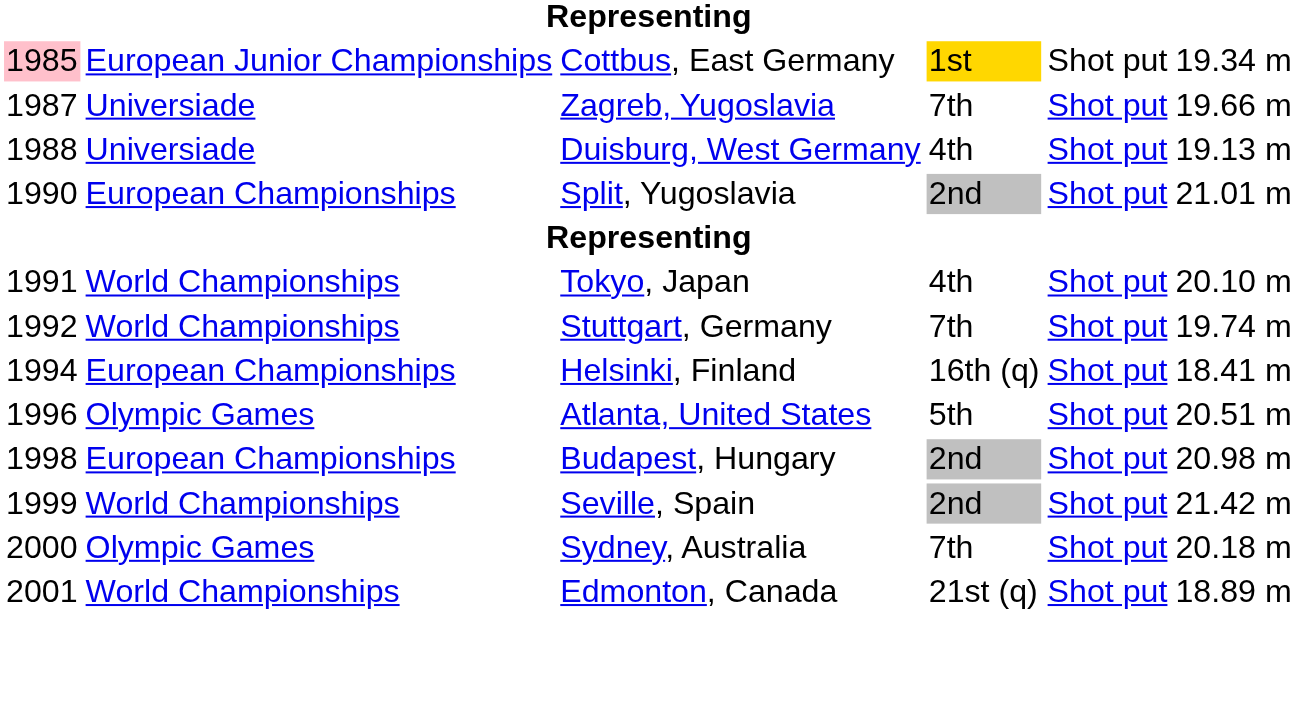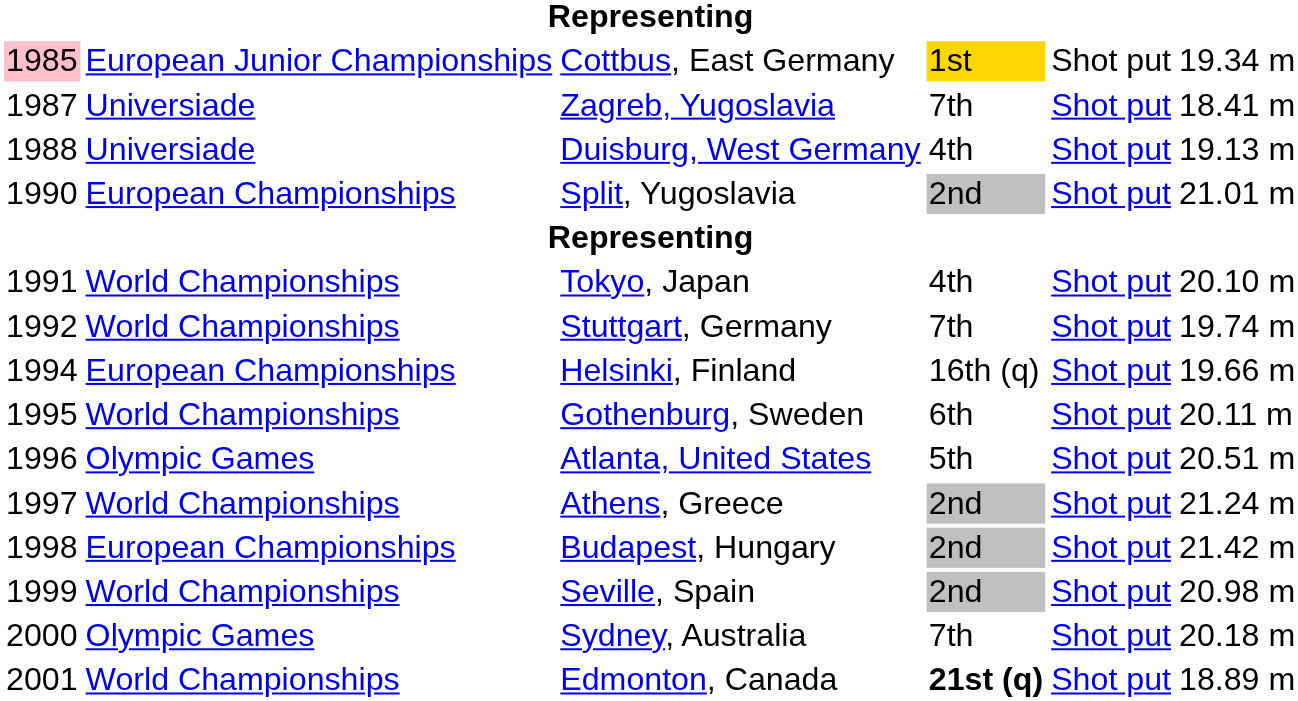(1234, 105) 19.66 m -> (1237, 105) 18.41 m
(1234, 370) 18.41 m -> (1237, 370) 19.66 m
+ row: (712, 414)
+ row: (672, 503)
(1234, 458) 20.98 m -> (1237, 547) 21.42 m
(1234, 503) 21.42 m -> (1237, 591) 20.98 m
(983, 591) normal -> (986, 679) bold
